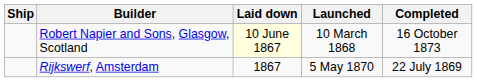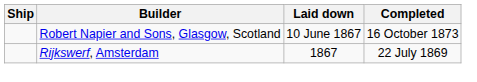- column: (342, 14)
(267, 40) lightyellow background -> (324, 33) no background
